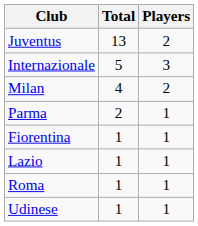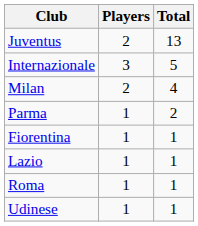columns swapped: (166, 16) <-> (119, 16)
